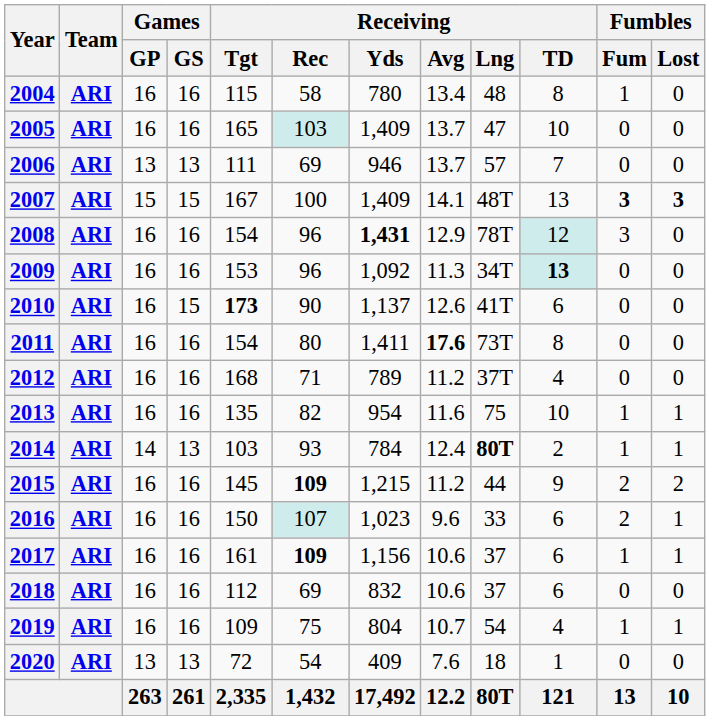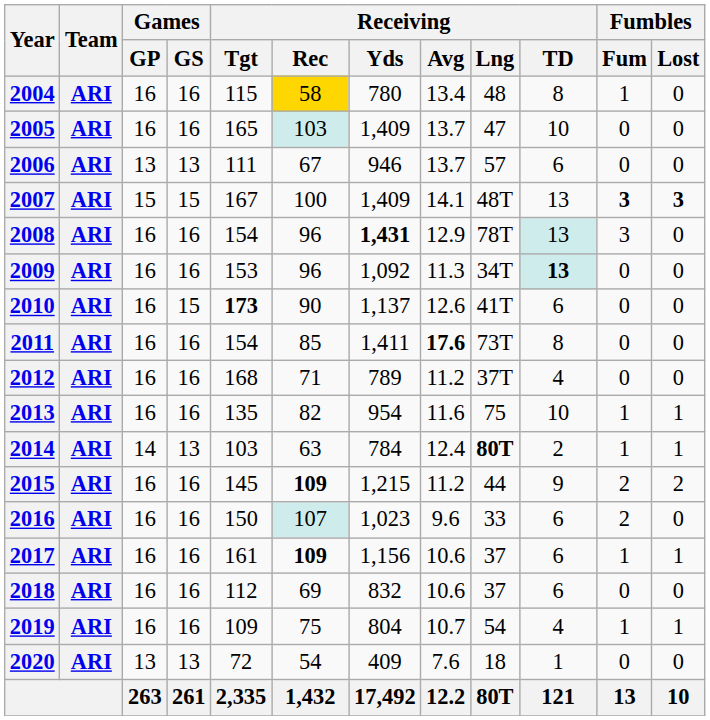(310, 93) no background -> (310, 93) gold background
(310, 164) 69 -> (310, 164) 67
(558, 164) 7 -> (558, 164) 6
(558, 235) 12 -> (558, 235) 13
(310, 341) 80 -> (310, 341) 85
(310, 448) 93 -> (310, 448) 63
(678, 519) 1 -> (678, 519) 0
